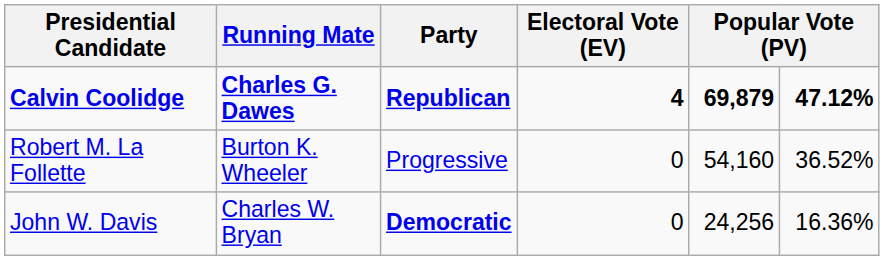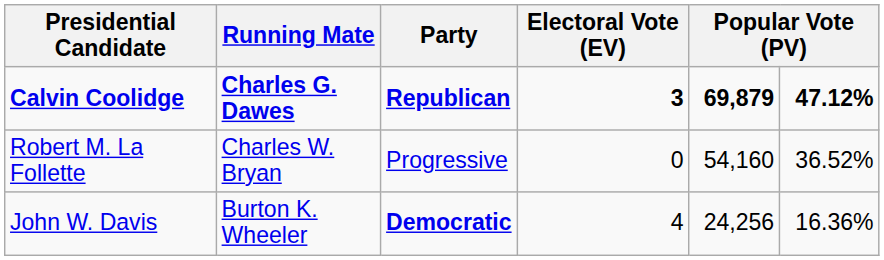(677, 98) 4 -> (677, 98) 3
(270, 160) Burton K. Wheeler -> (278, 160) Charles W. Bryan
(278, 223) Charles W. Bryan -> (270, 223) Burton K. Wheeler
(677, 223) 0 -> (677, 223) 4
